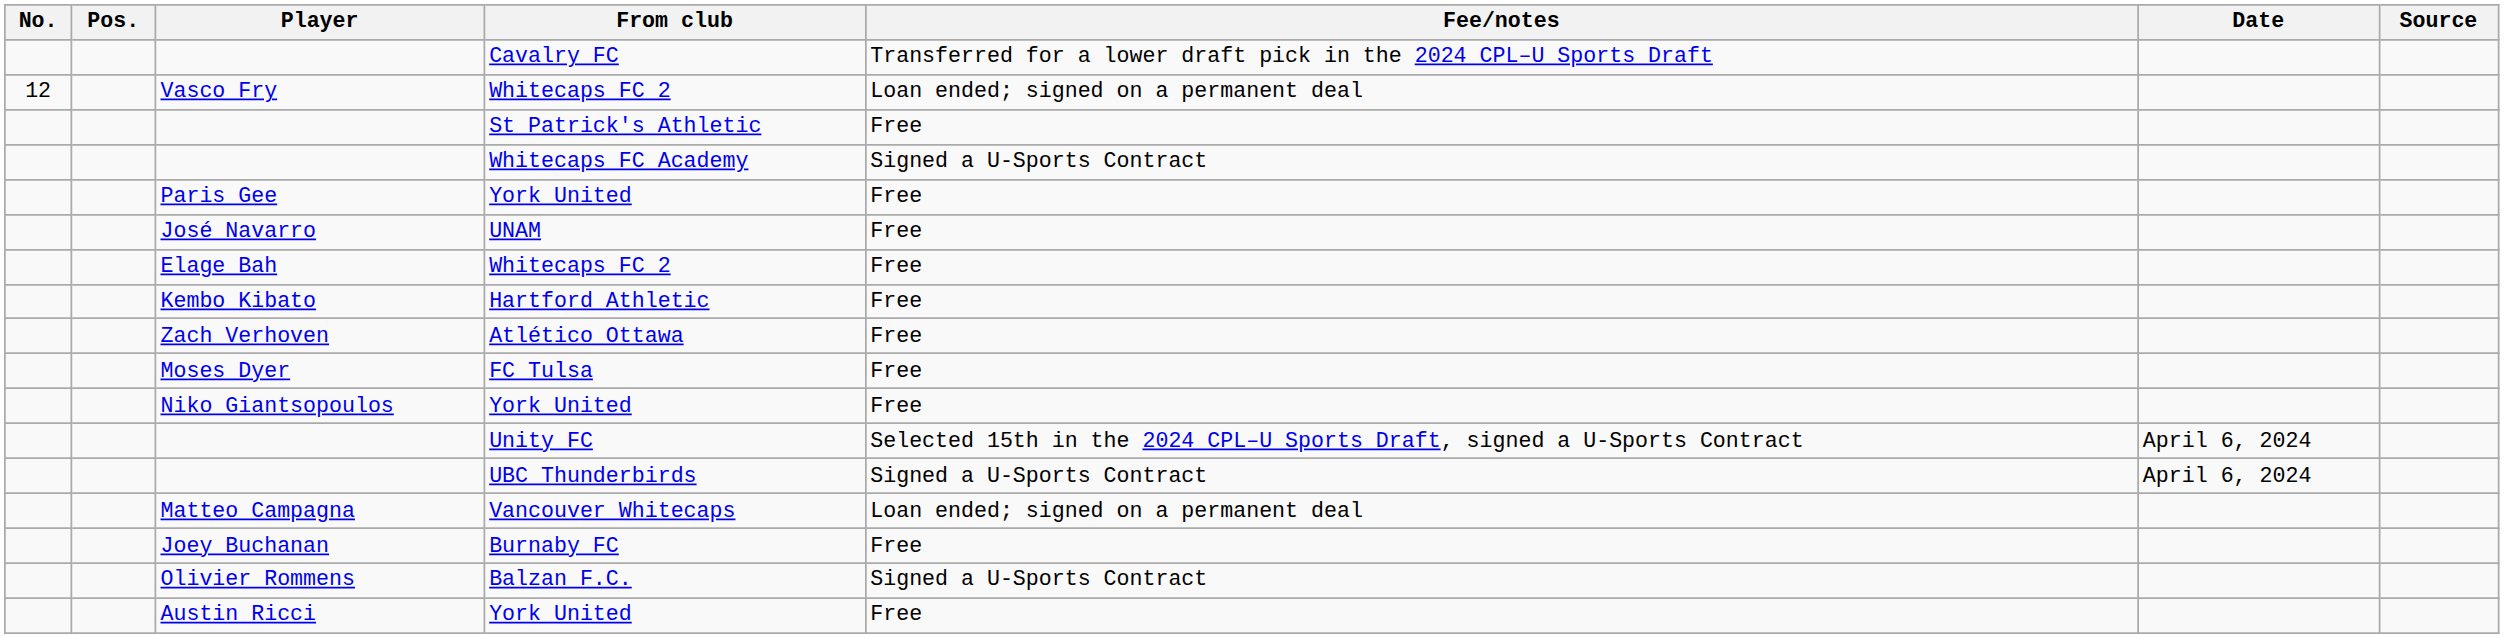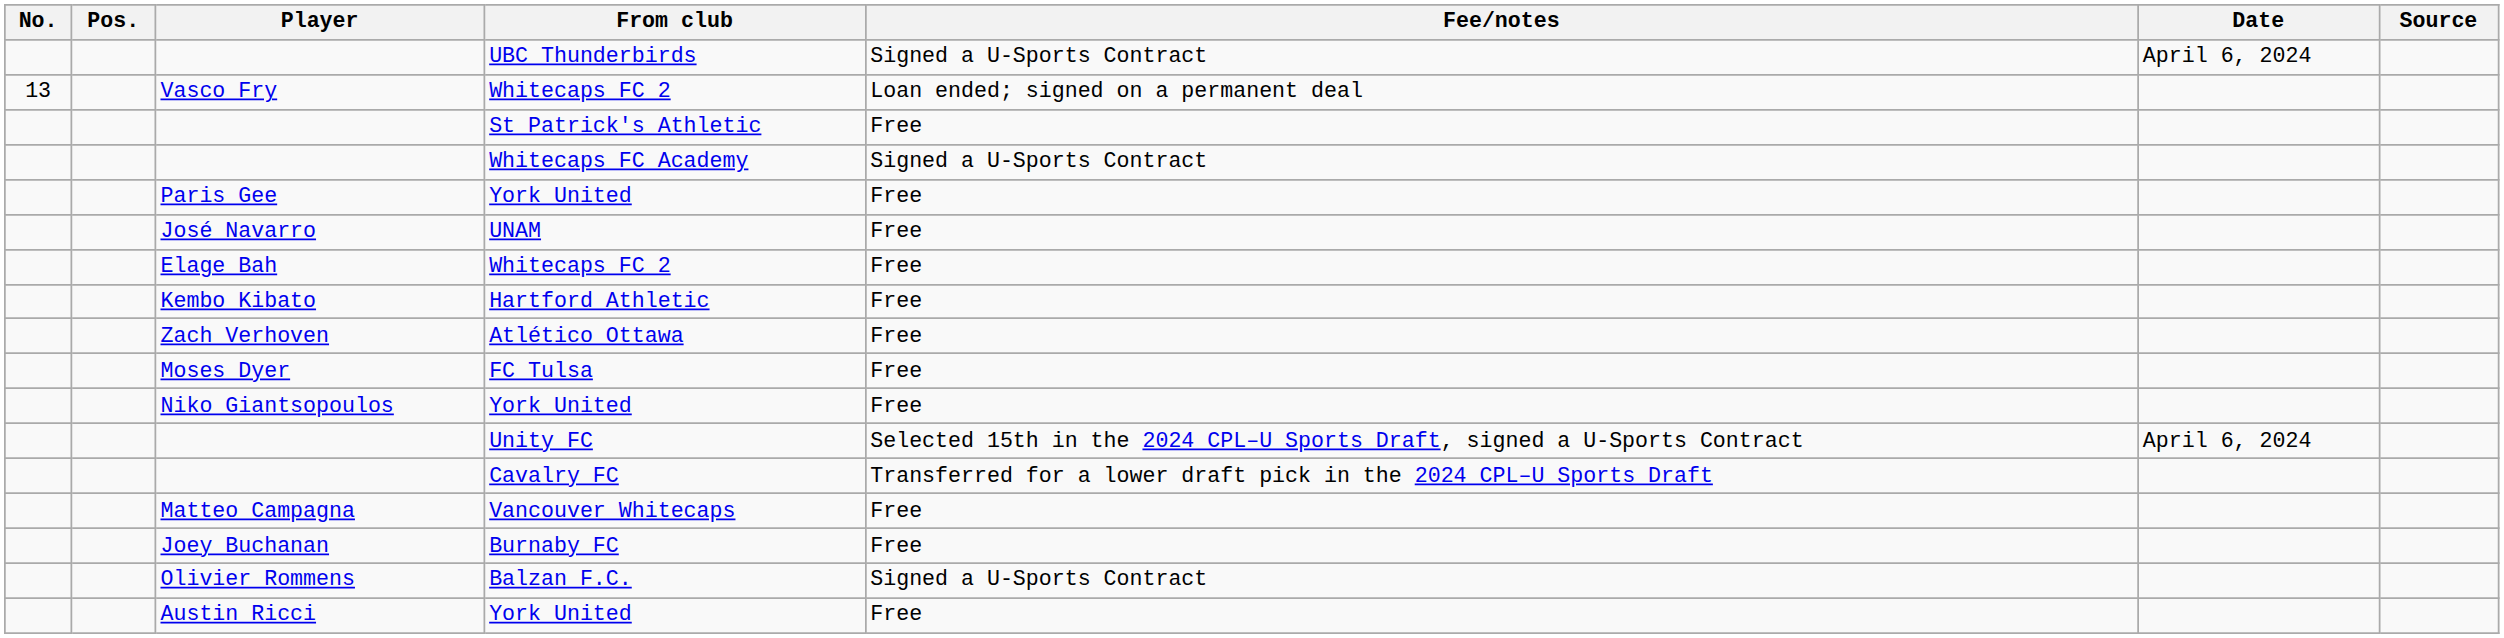rows swapped: (320, 58) <-> (320, 476)
(38, 92) 12 -> (38, 92) 13
(1117, 511) Loan ended; signed on a permanent deal -> (896, 511) Free
